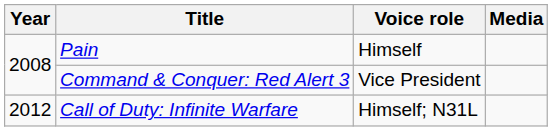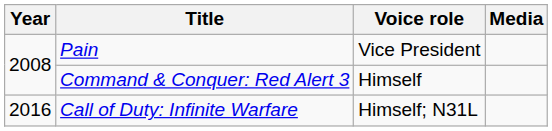(390, 49) Himself -> (419, 49) Vice President
(419, 79) Vice President -> (390, 79) Himself
(30, 110) 2012 -> (30, 110) 2016
